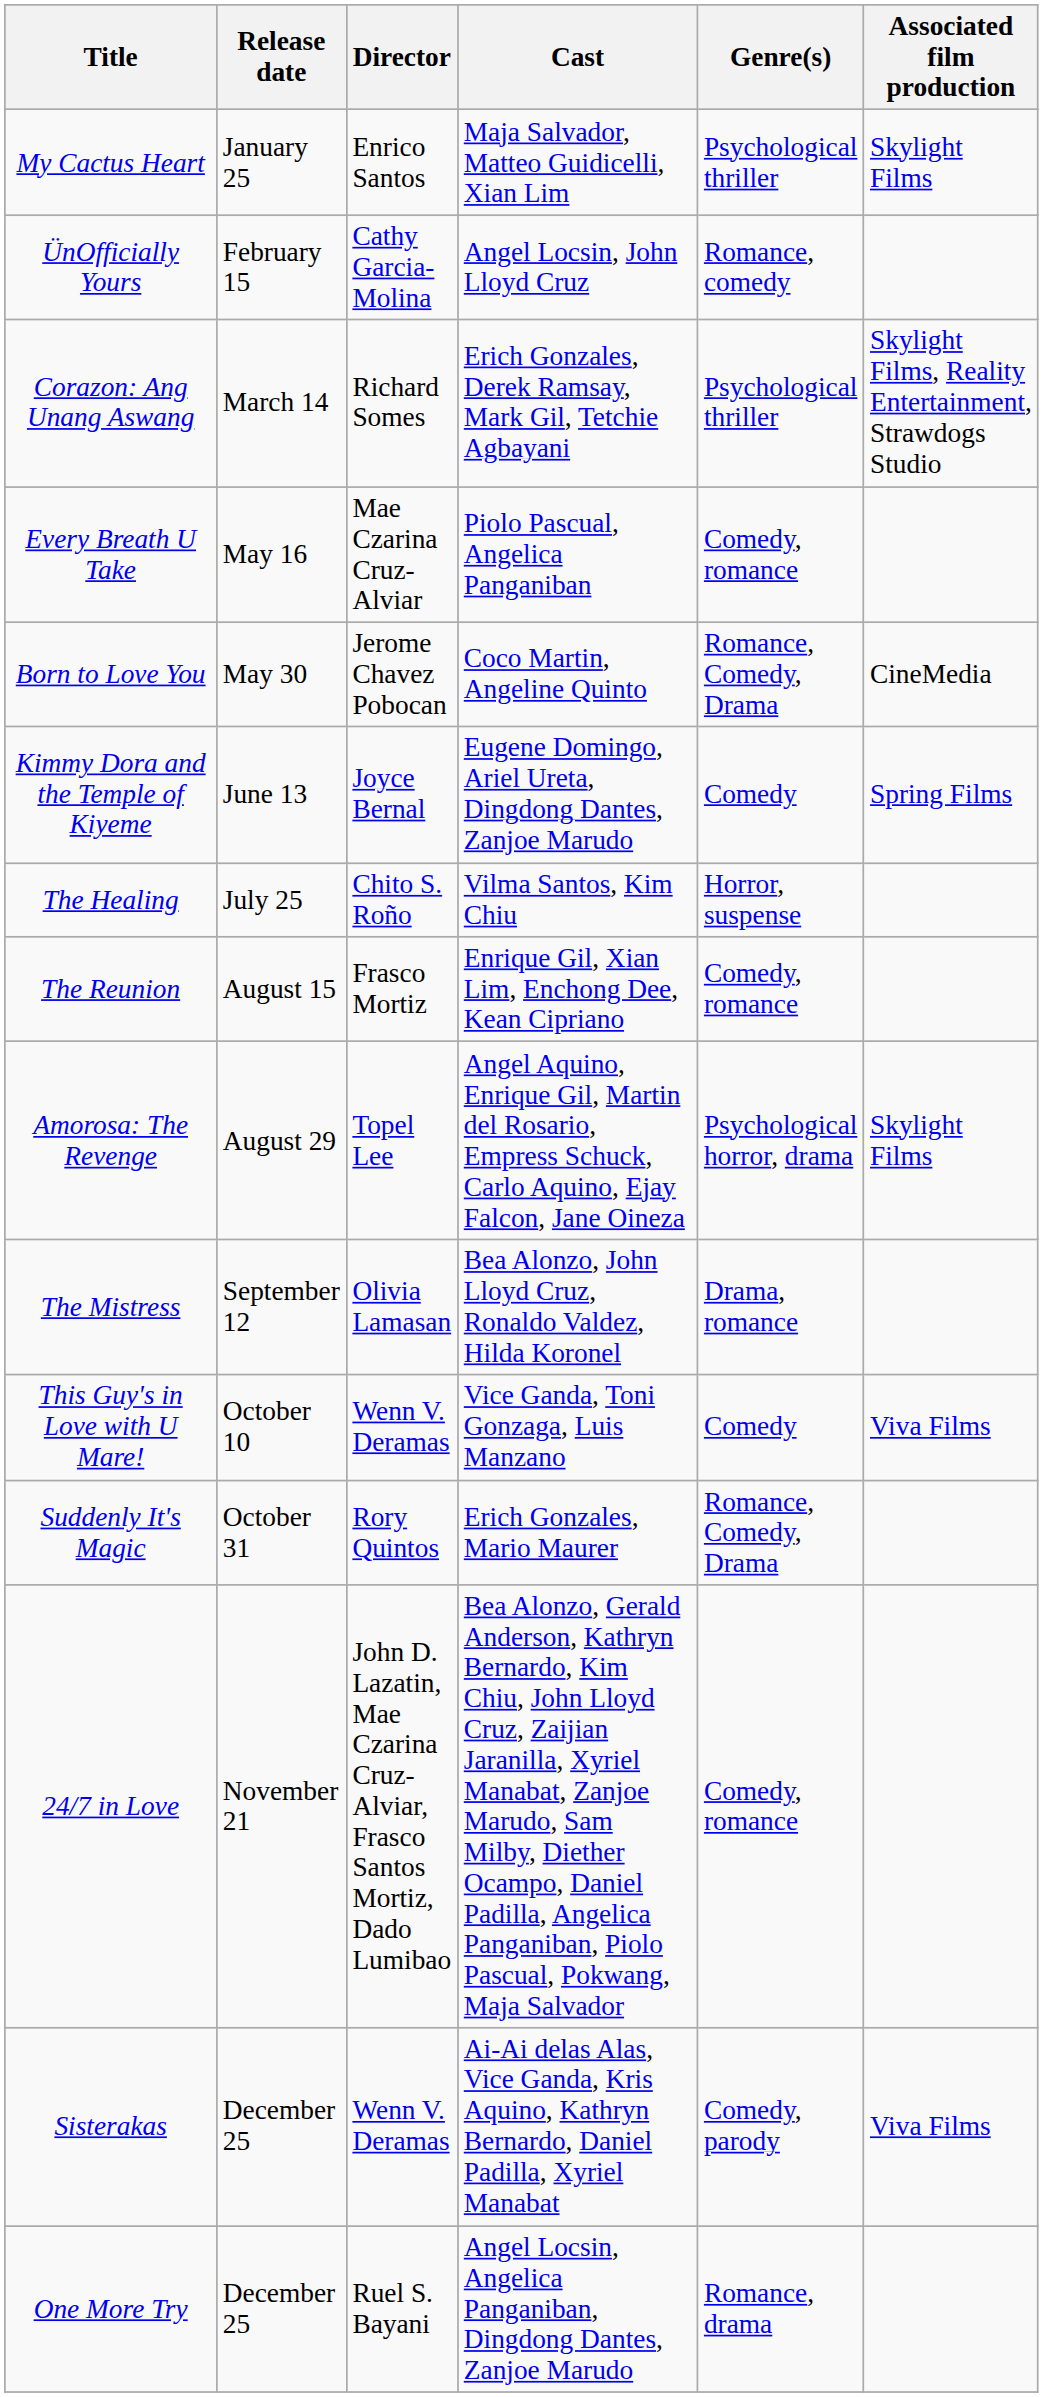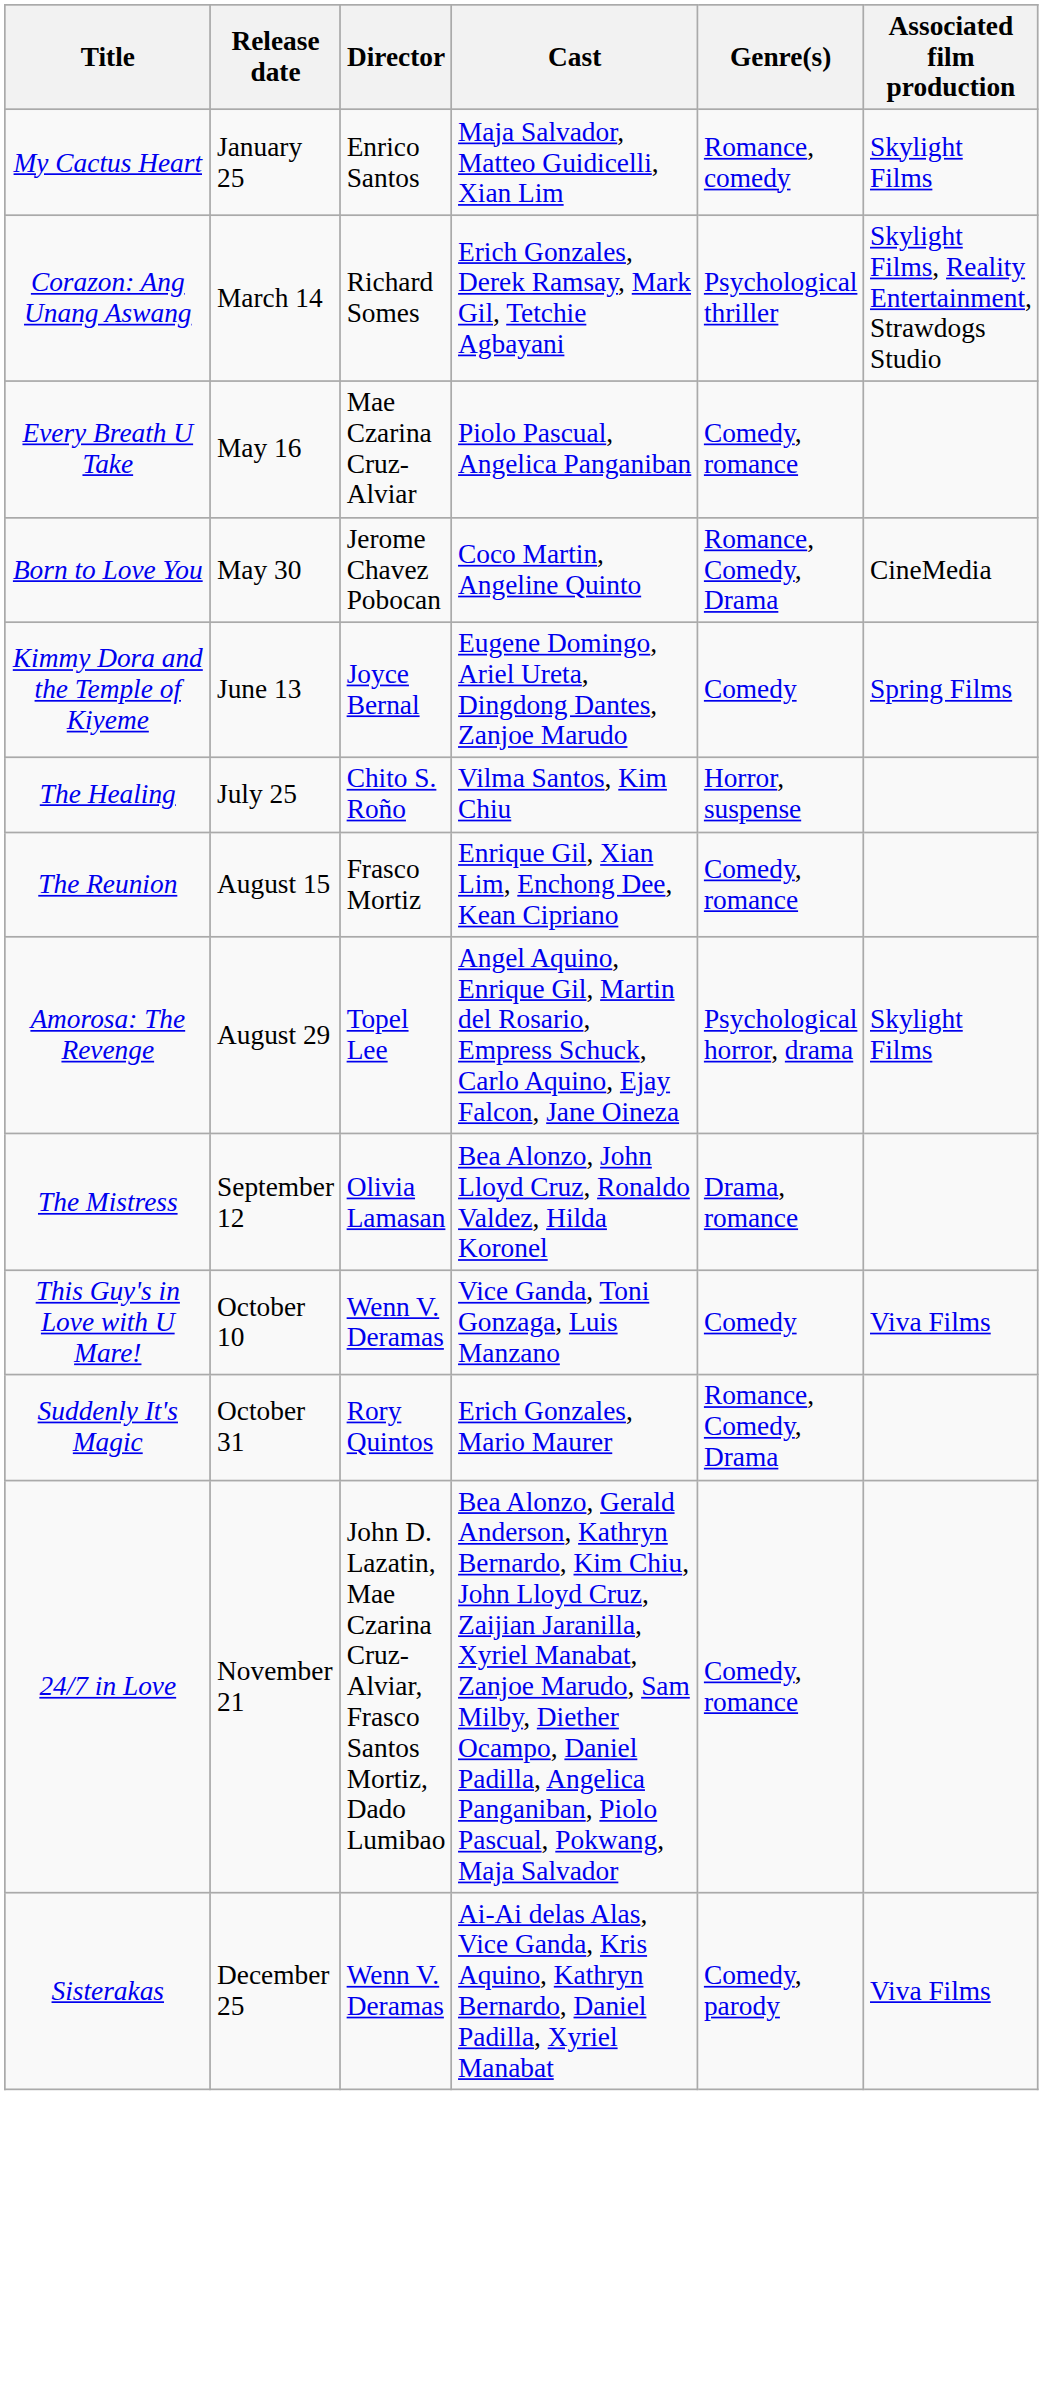(781, 161) Psychological thriller -> (759, 161) Romance, comedy
- row: (111, 266)
- row: (111, 2308)
